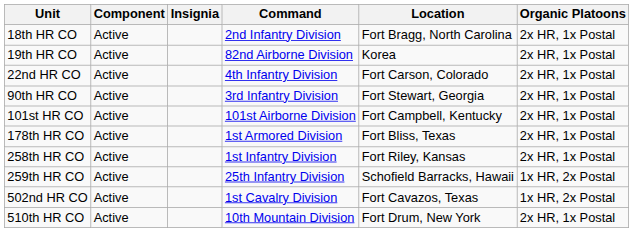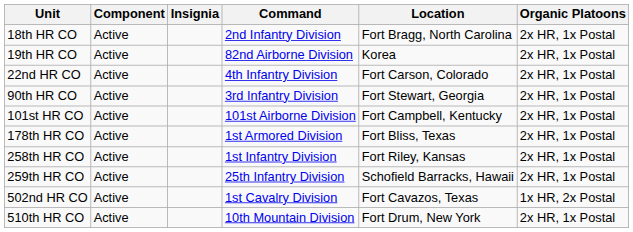(568, 177) 1x HR, 2x Postal -> (568, 177) 2x HR, 1x Postal
